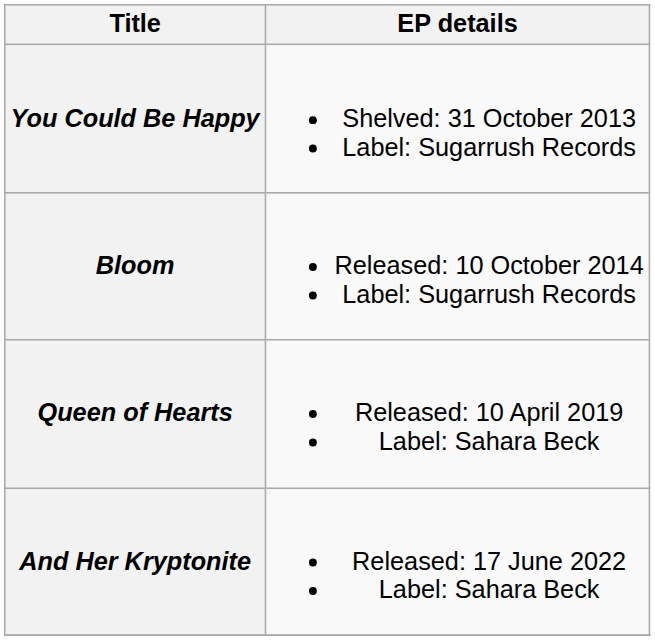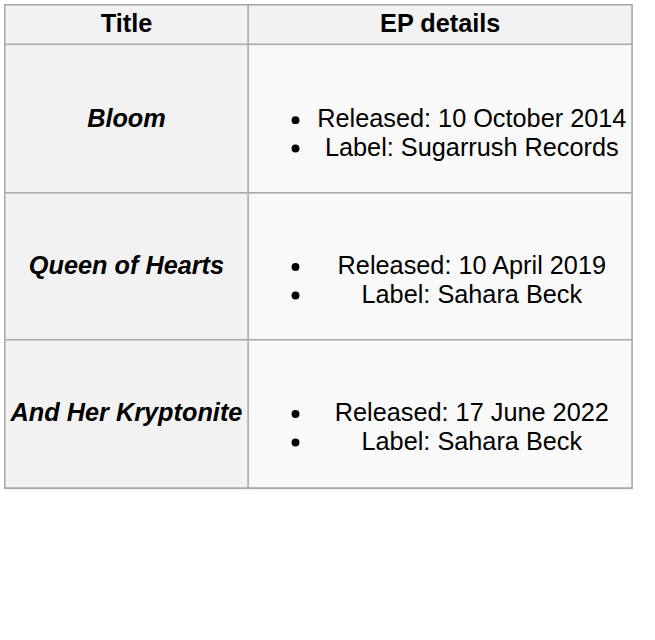- row: (135, 118)
